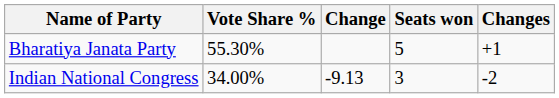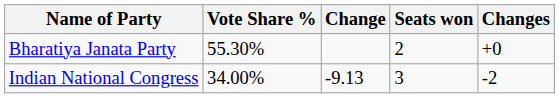(399, 48) 5 -> (399, 48) 2
(492, 48) +1 -> (492, 48) +0
